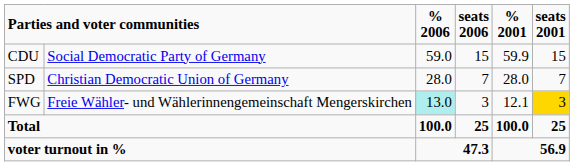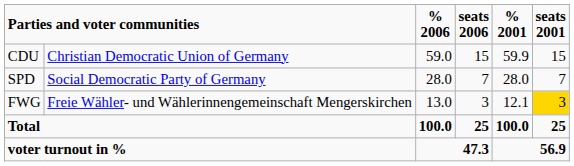(156, 56) Social Democratic Party of Germany -> (168, 56) Christian Democratic Union of Germany
(168, 79) Christian Democratic Union of Germany -> (156, 79) Social Democratic Party of Germany
(439, 102) paleturquoise background -> (439, 102) no background
